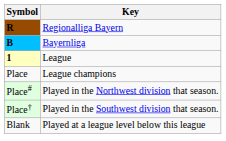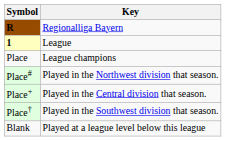- row: (10, 43)
+ row: (19, 93)
